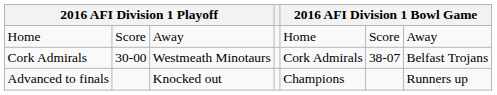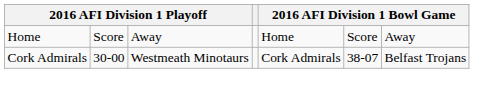- row: (58, 79)
